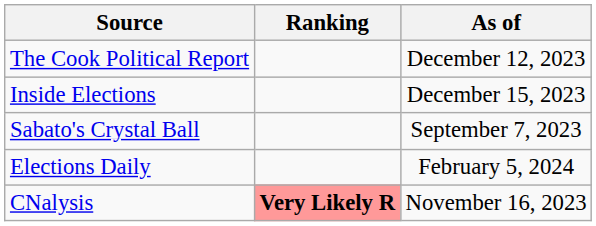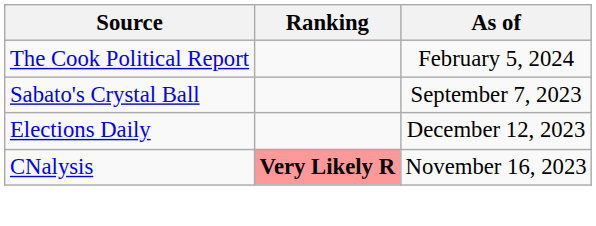(496, 58) December 12, 2023 -> (496, 58) February 5, 2024
- row: (83, 94)
(496, 166) February 5, 2024 -> (496, 130) December 12, 2023
